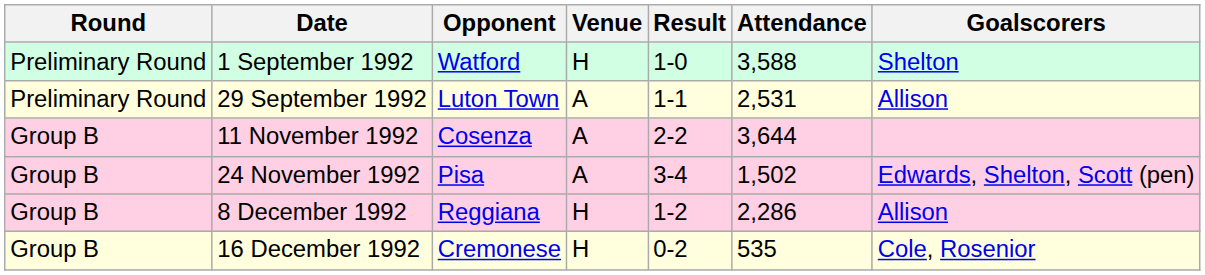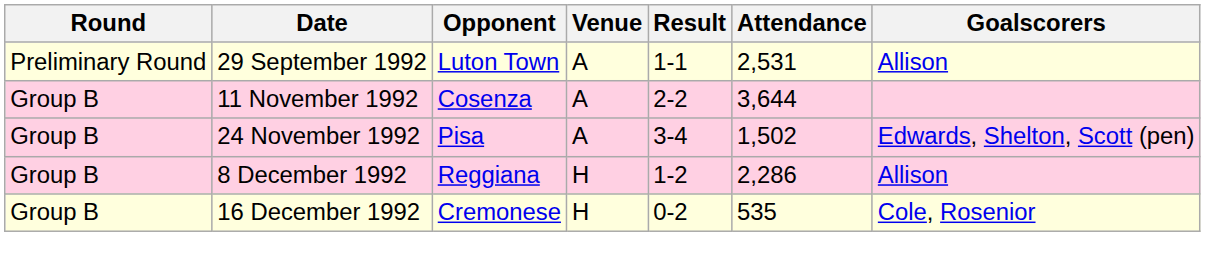- row: (315, 61)
